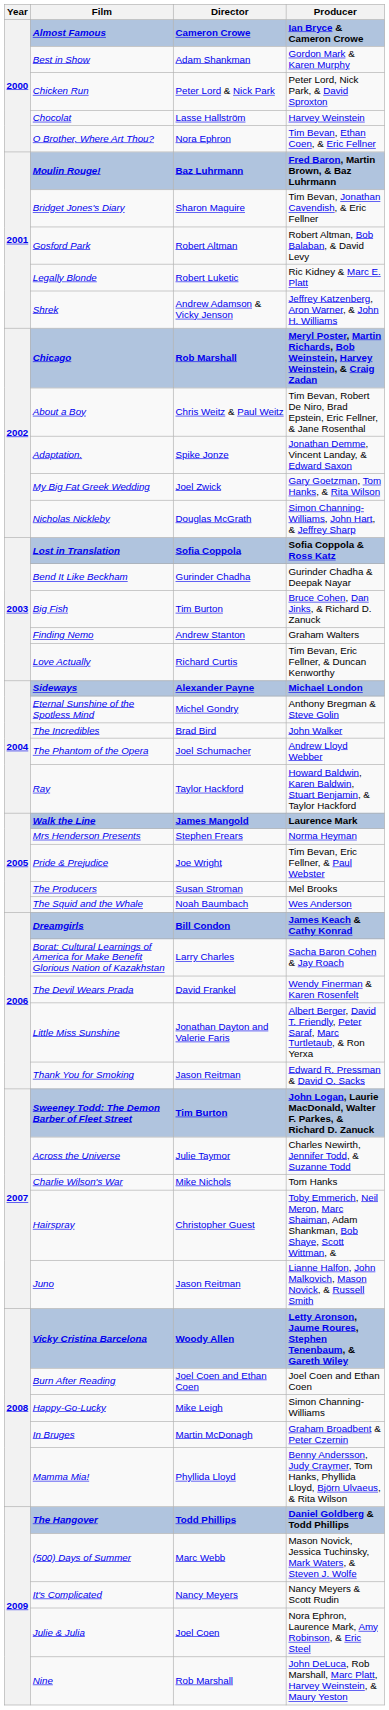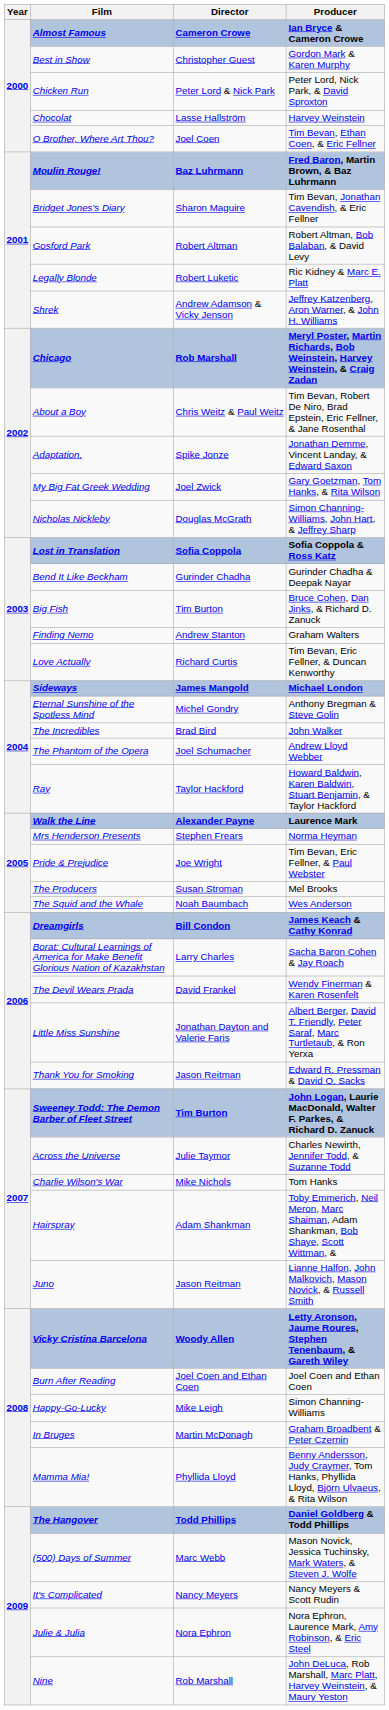(213, 59) Adam Shankman -> (215, 59) Christopher Guest
(203, 139) Nora Ephron -> (198, 139) Joel Coen
(215, 688) Alexander Payne -> (212, 688) James Mangold
(212, 820) James Mangold -> (215, 820) Alexander Payne
(215, 1225) Christopher Guest -> (213, 1225) Adam Shankman
(198, 1632) Joel Coen -> (203, 1632) Nora Ephron
